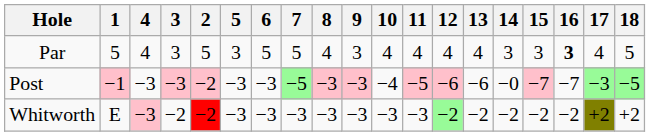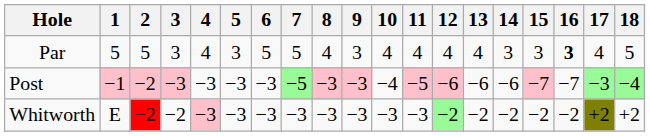columns swapped: (206, 20) <-> (145, 20)
(508, 83) −0 -> (508, 83) −6
(629, 83) −5 -> (629, 83) −4
